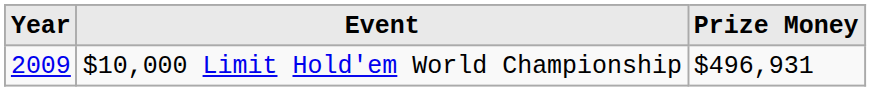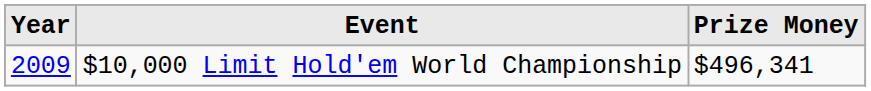(754, 66) $496,931 -> (754, 66) $496,341
